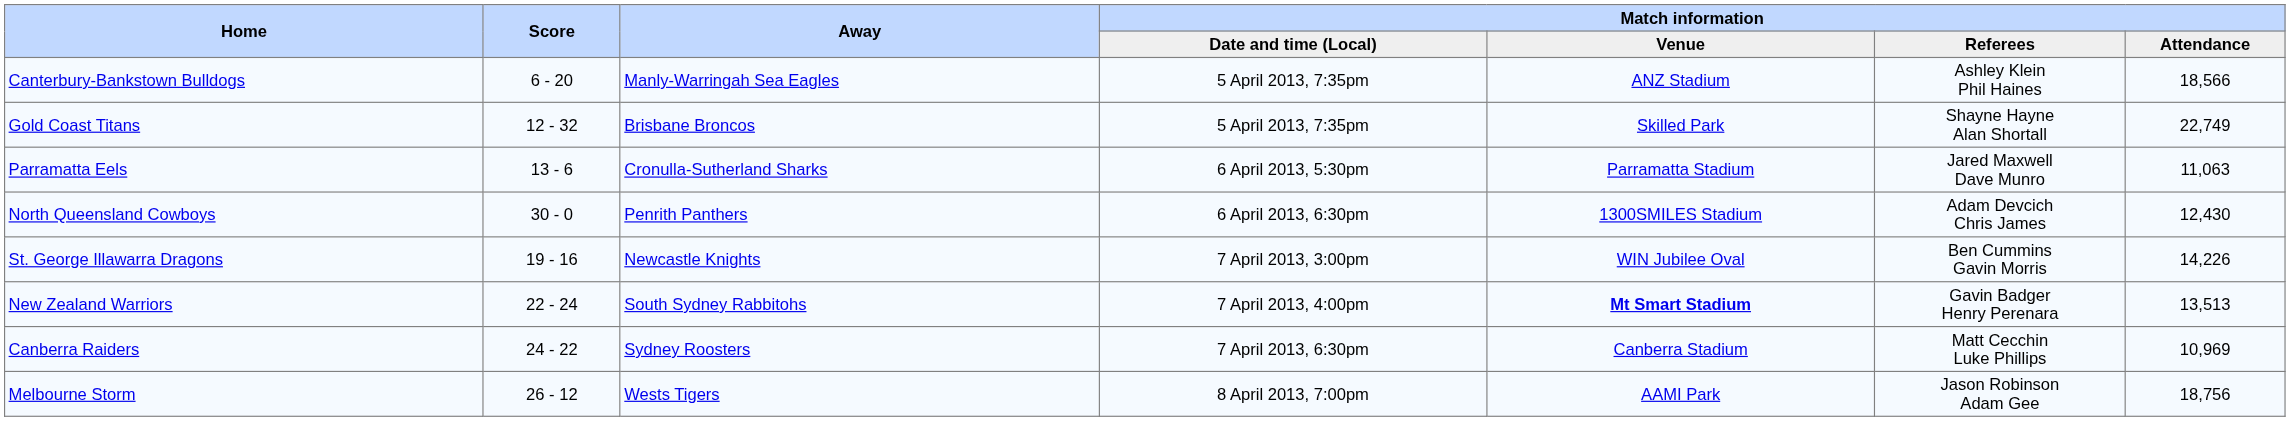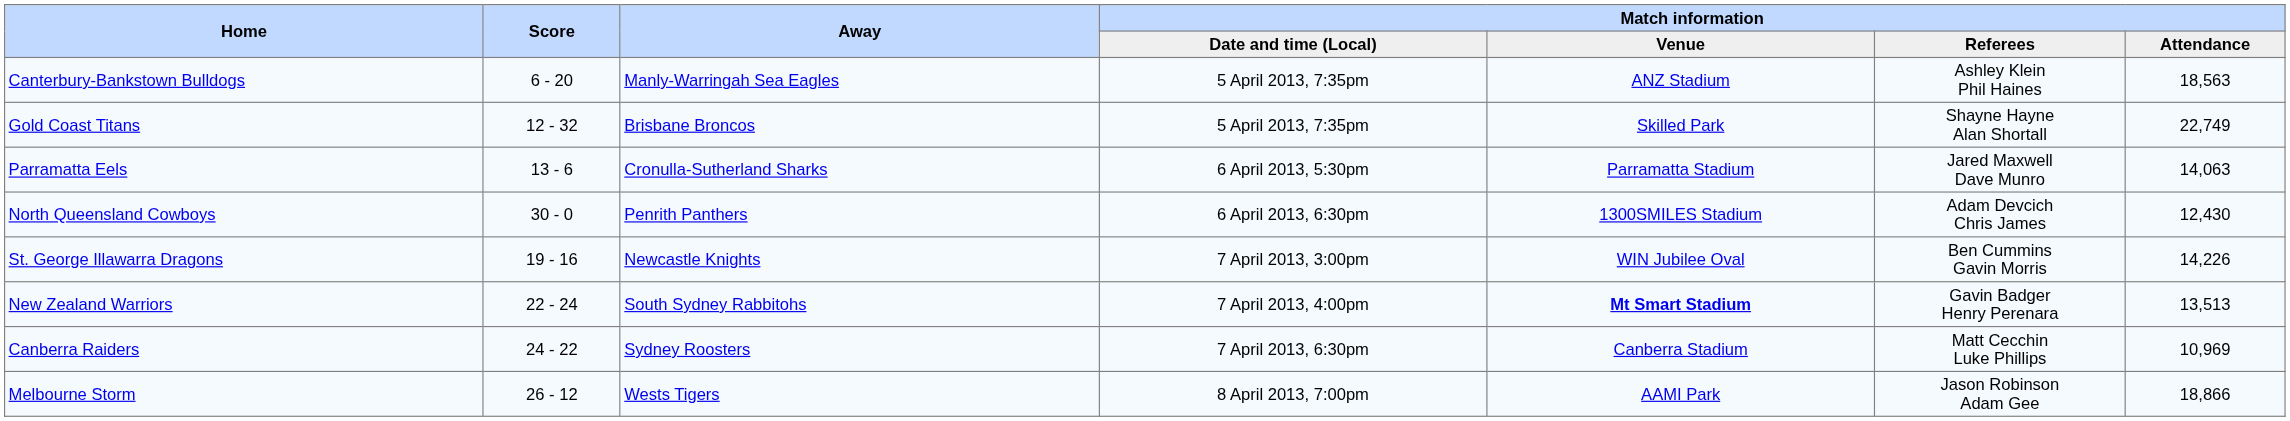(2205, 80) 18,566 -> (2205, 80) 18,563
(2205, 170) 11,063 -> (2205, 170) 14,063
(2205, 394) 18,756 -> (2205, 394) 18,866
